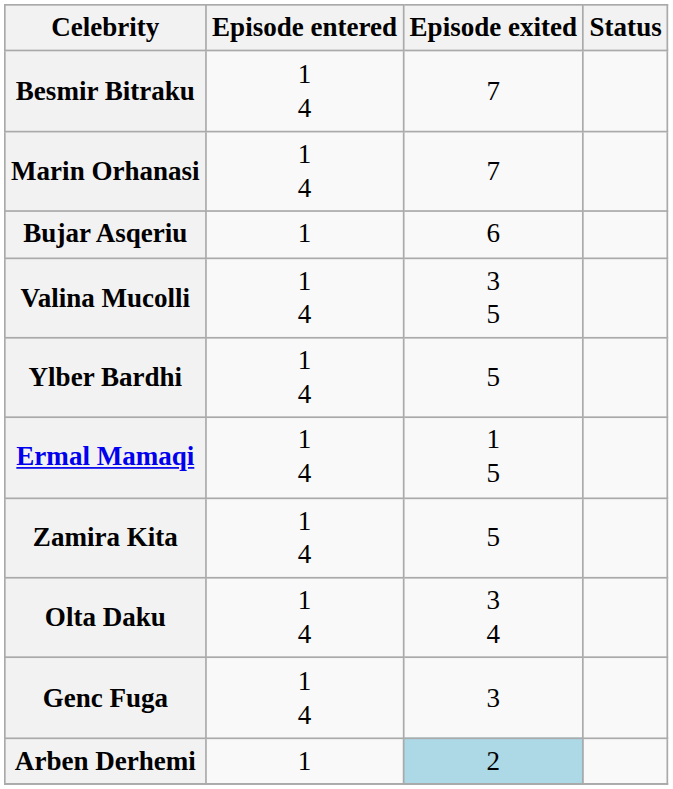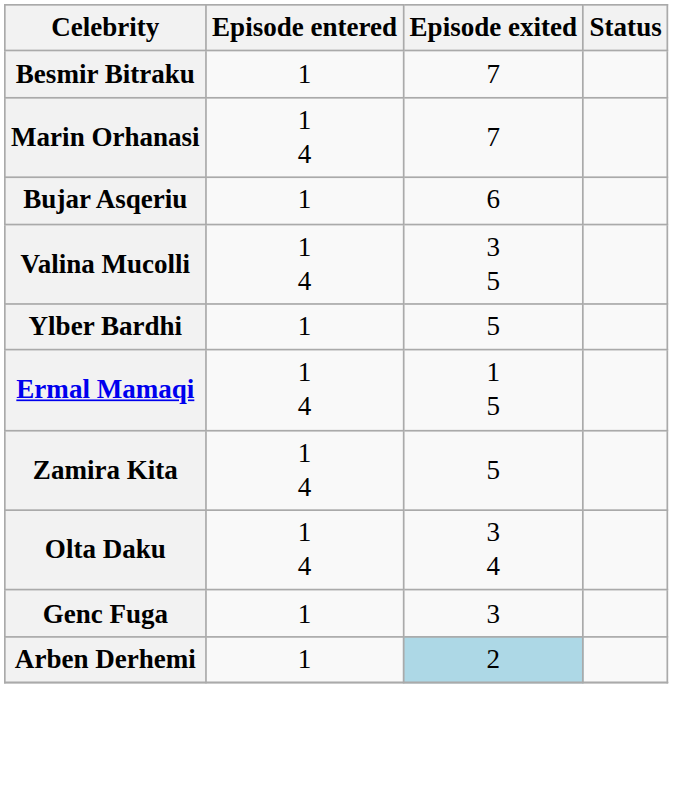(305, 90) 1 4 -> (305, 73) 1
(305, 377) 1 4 -> (305, 326) 1
(305, 697) 1 4 -> (305, 613) 1
